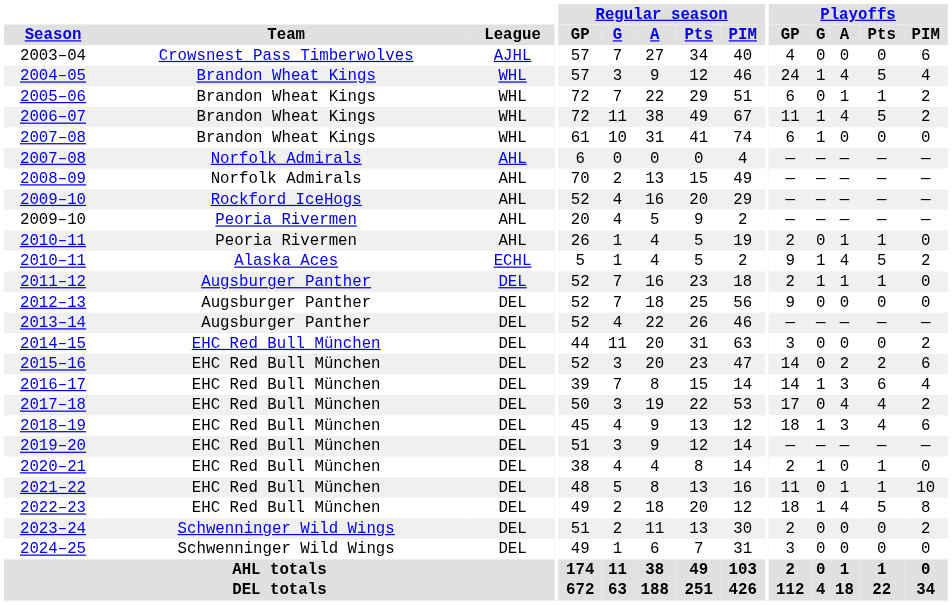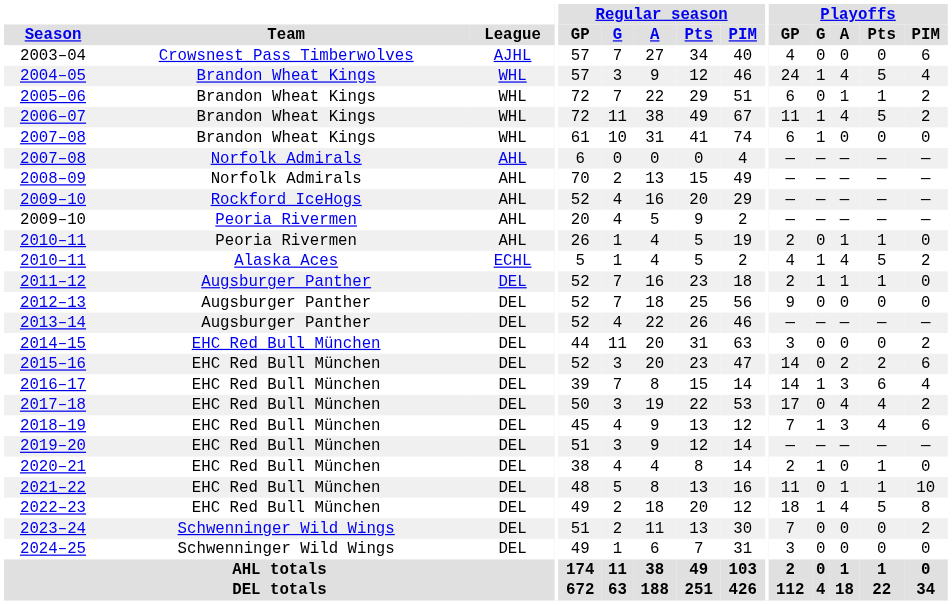(790, 261) 9 -> (790, 261) 4
(790, 426) 18 -> (790, 426) 7
(790, 529) 2 -> (790, 529) 7
